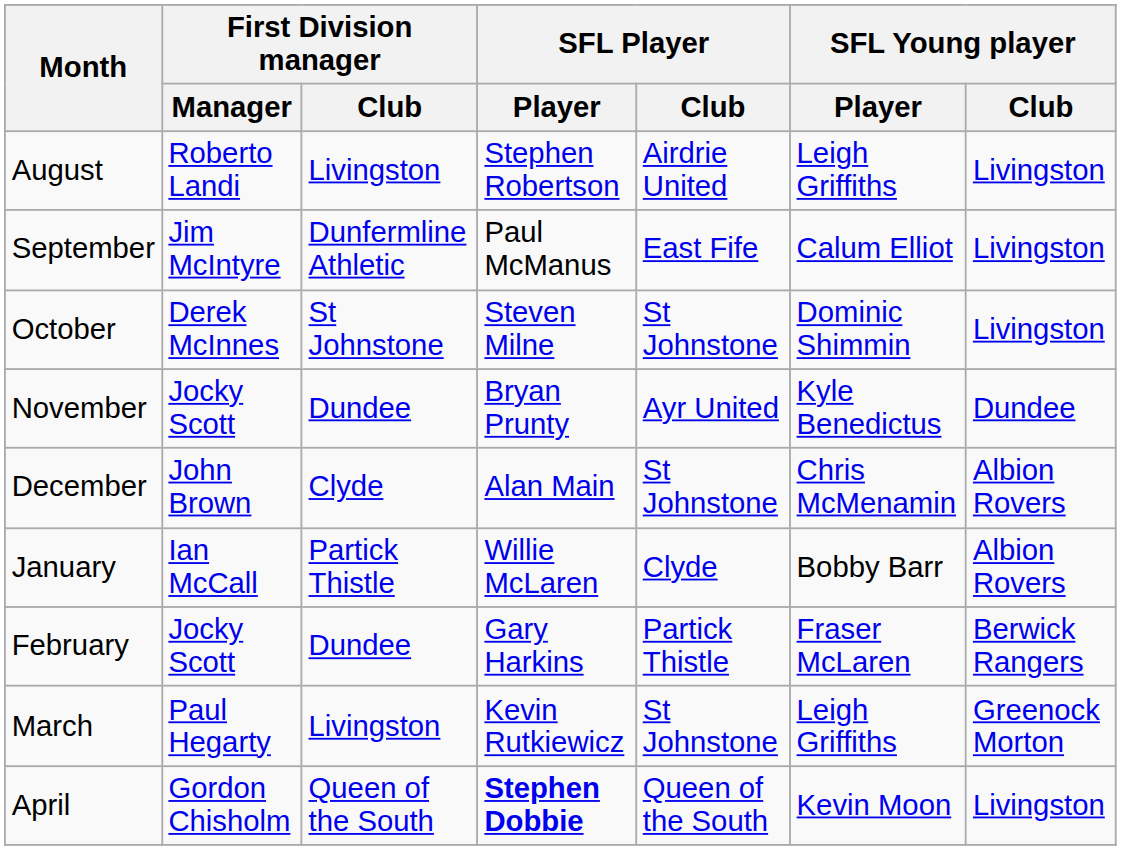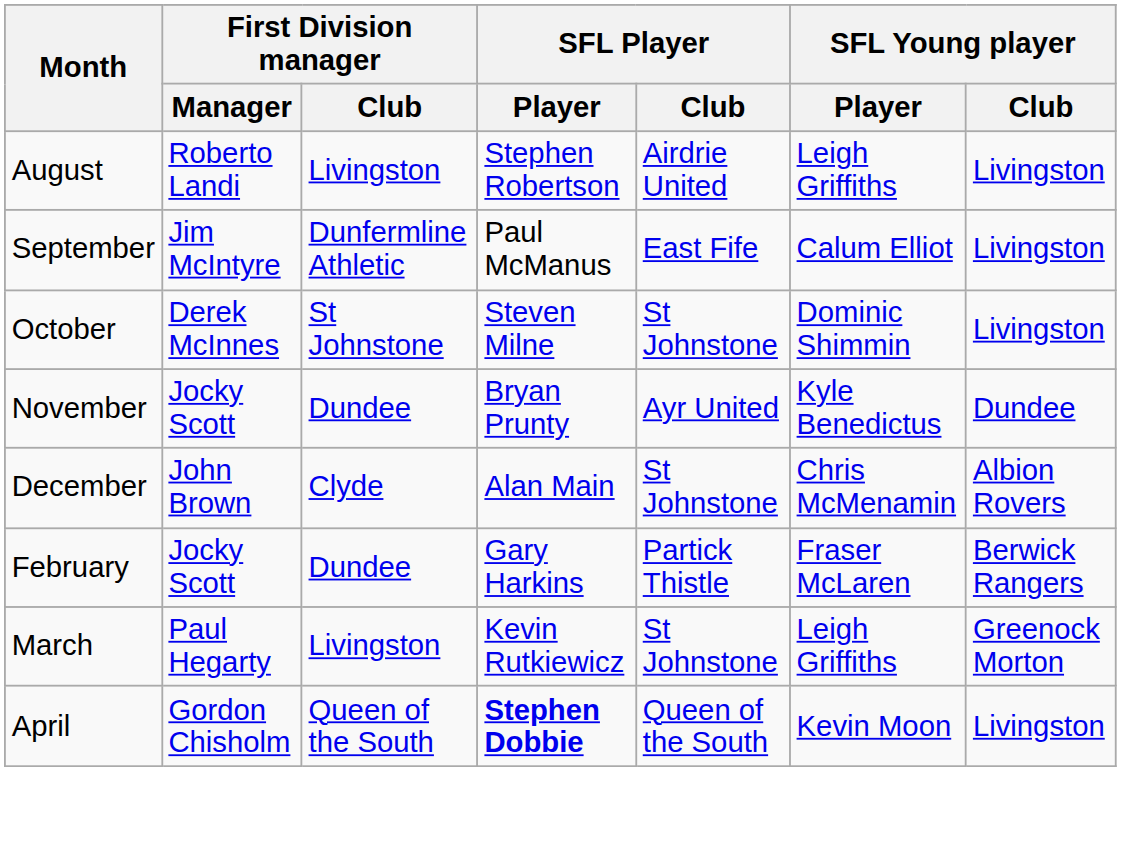- row: (64, 566)
